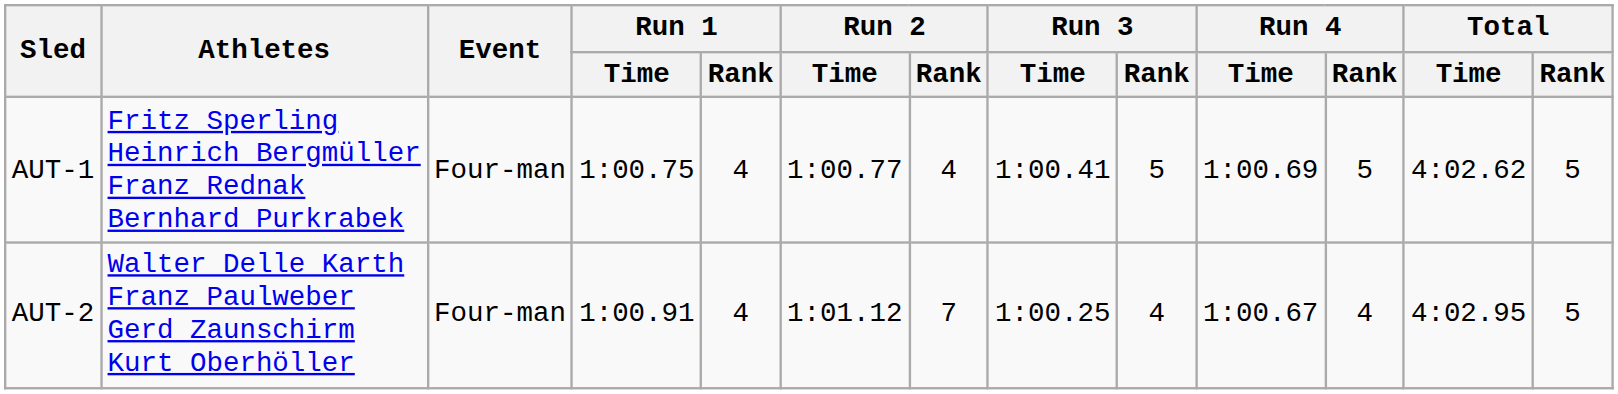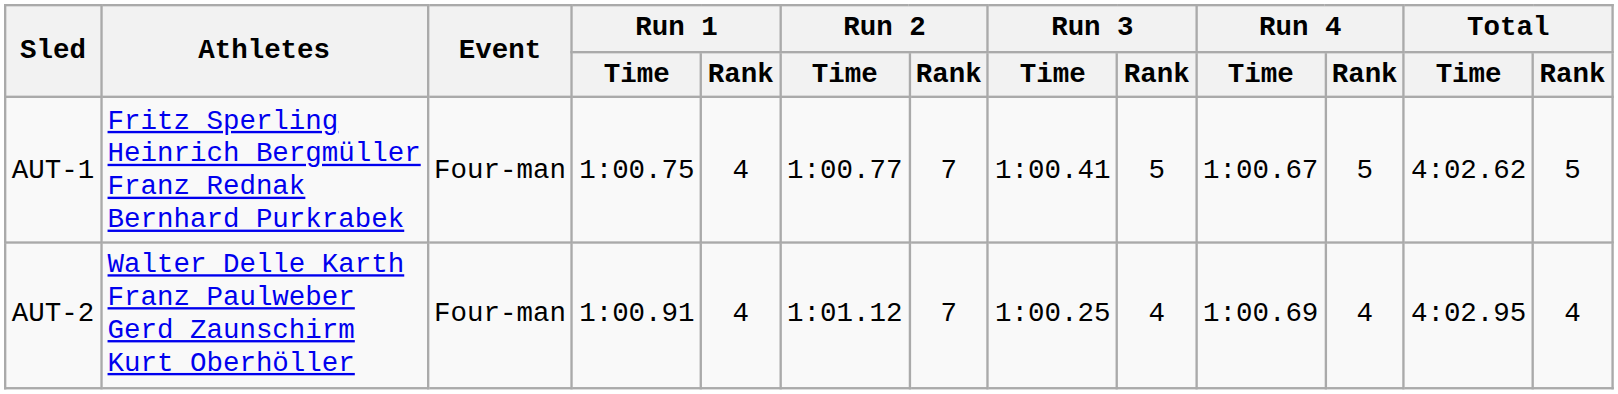(949, 170) 4 -> (949, 170) 7
(1261, 170) 1:00.69 -> (1261, 170) 1:00.67
(1261, 315) 1:00.67 -> (1261, 315) 1:00.69
(1573, 315) 5 -> (1573, 315) 4
